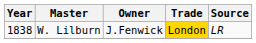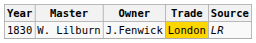(20, 30) 1838 -> (20, 30) 1830
